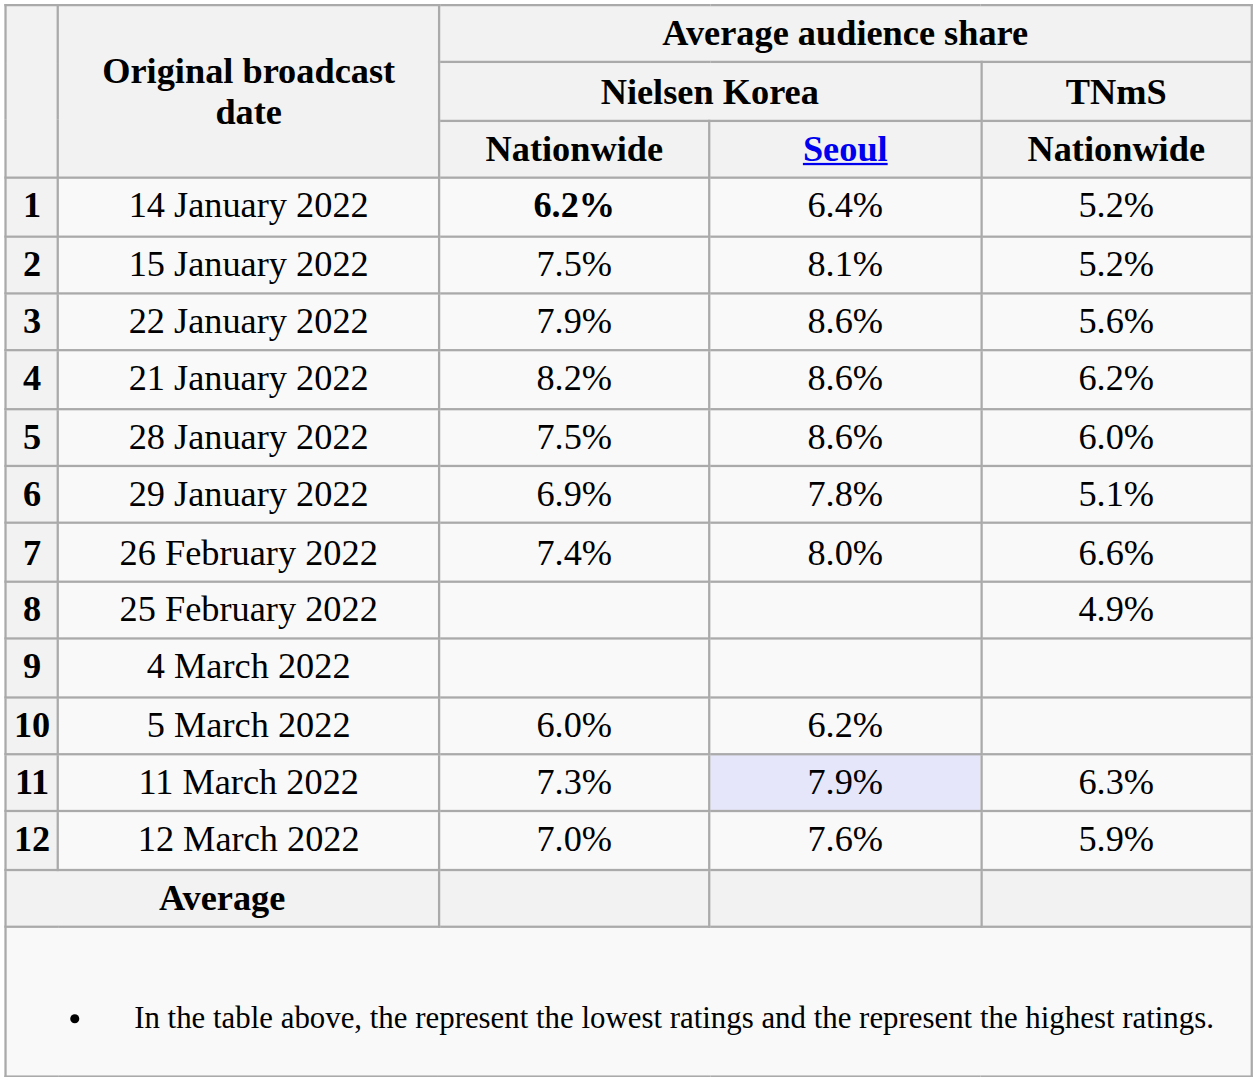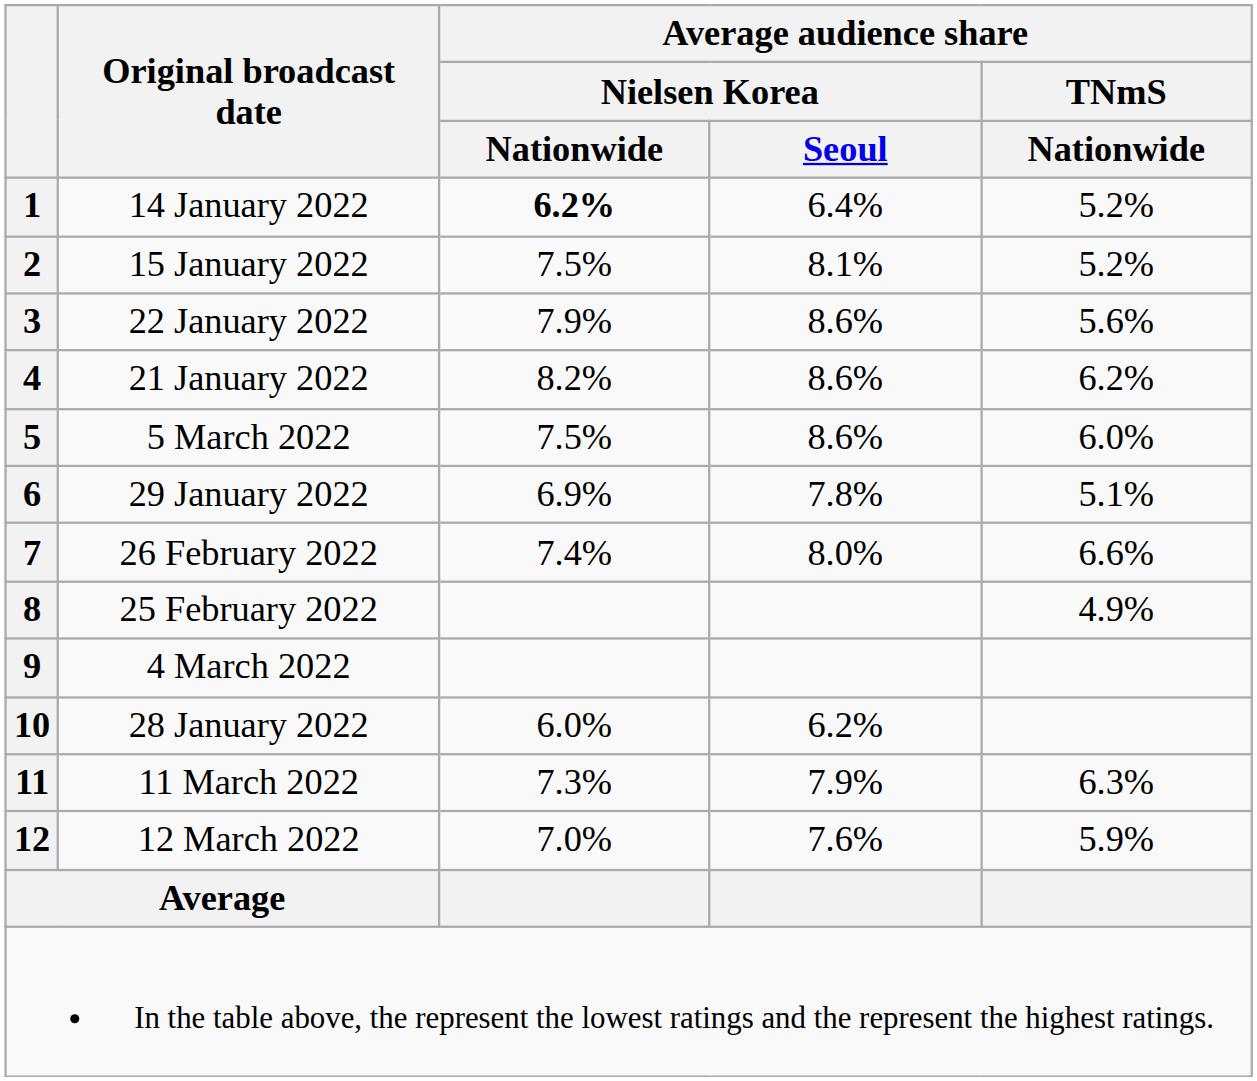(249, 436) 28 January 2022 -> (249, 436) 5 March 2022
(249, 724) 5 March 2022 -> (249, 724) 28 January 2022
(845, 782) lavender background -> (845, 782) no background
